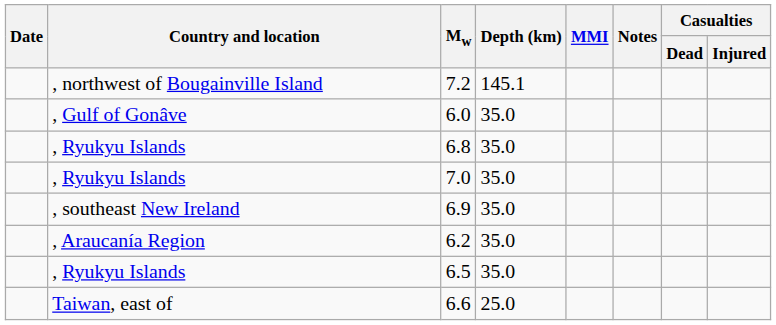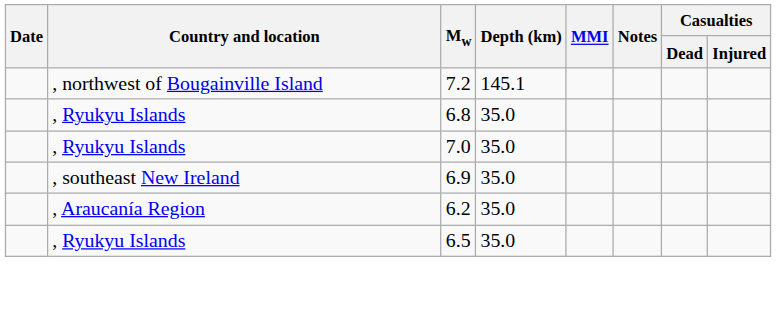- row: (458, 114)
- row: (458, 303)
